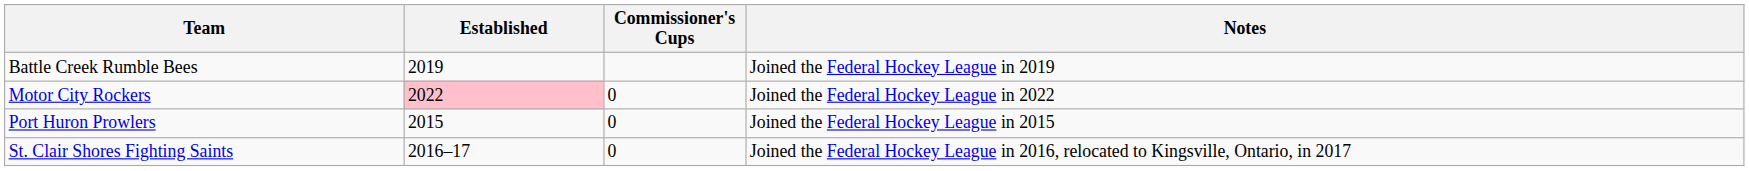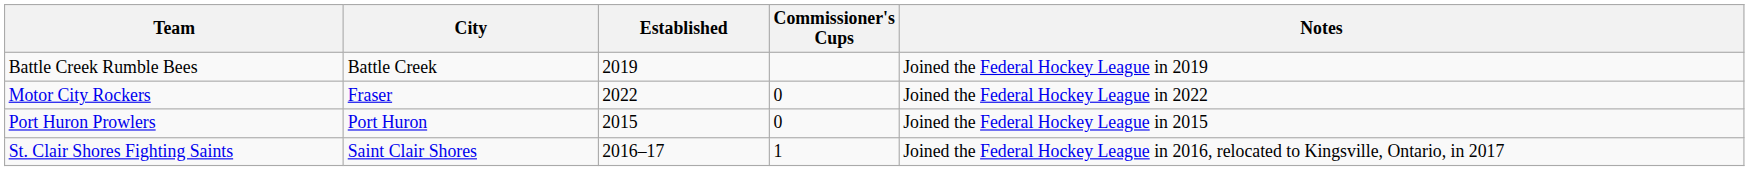+ column: (471, 28)
(426, 94) pink background -> (620, 94) no background
(612, 151) 0 -> (778, 151) 1
